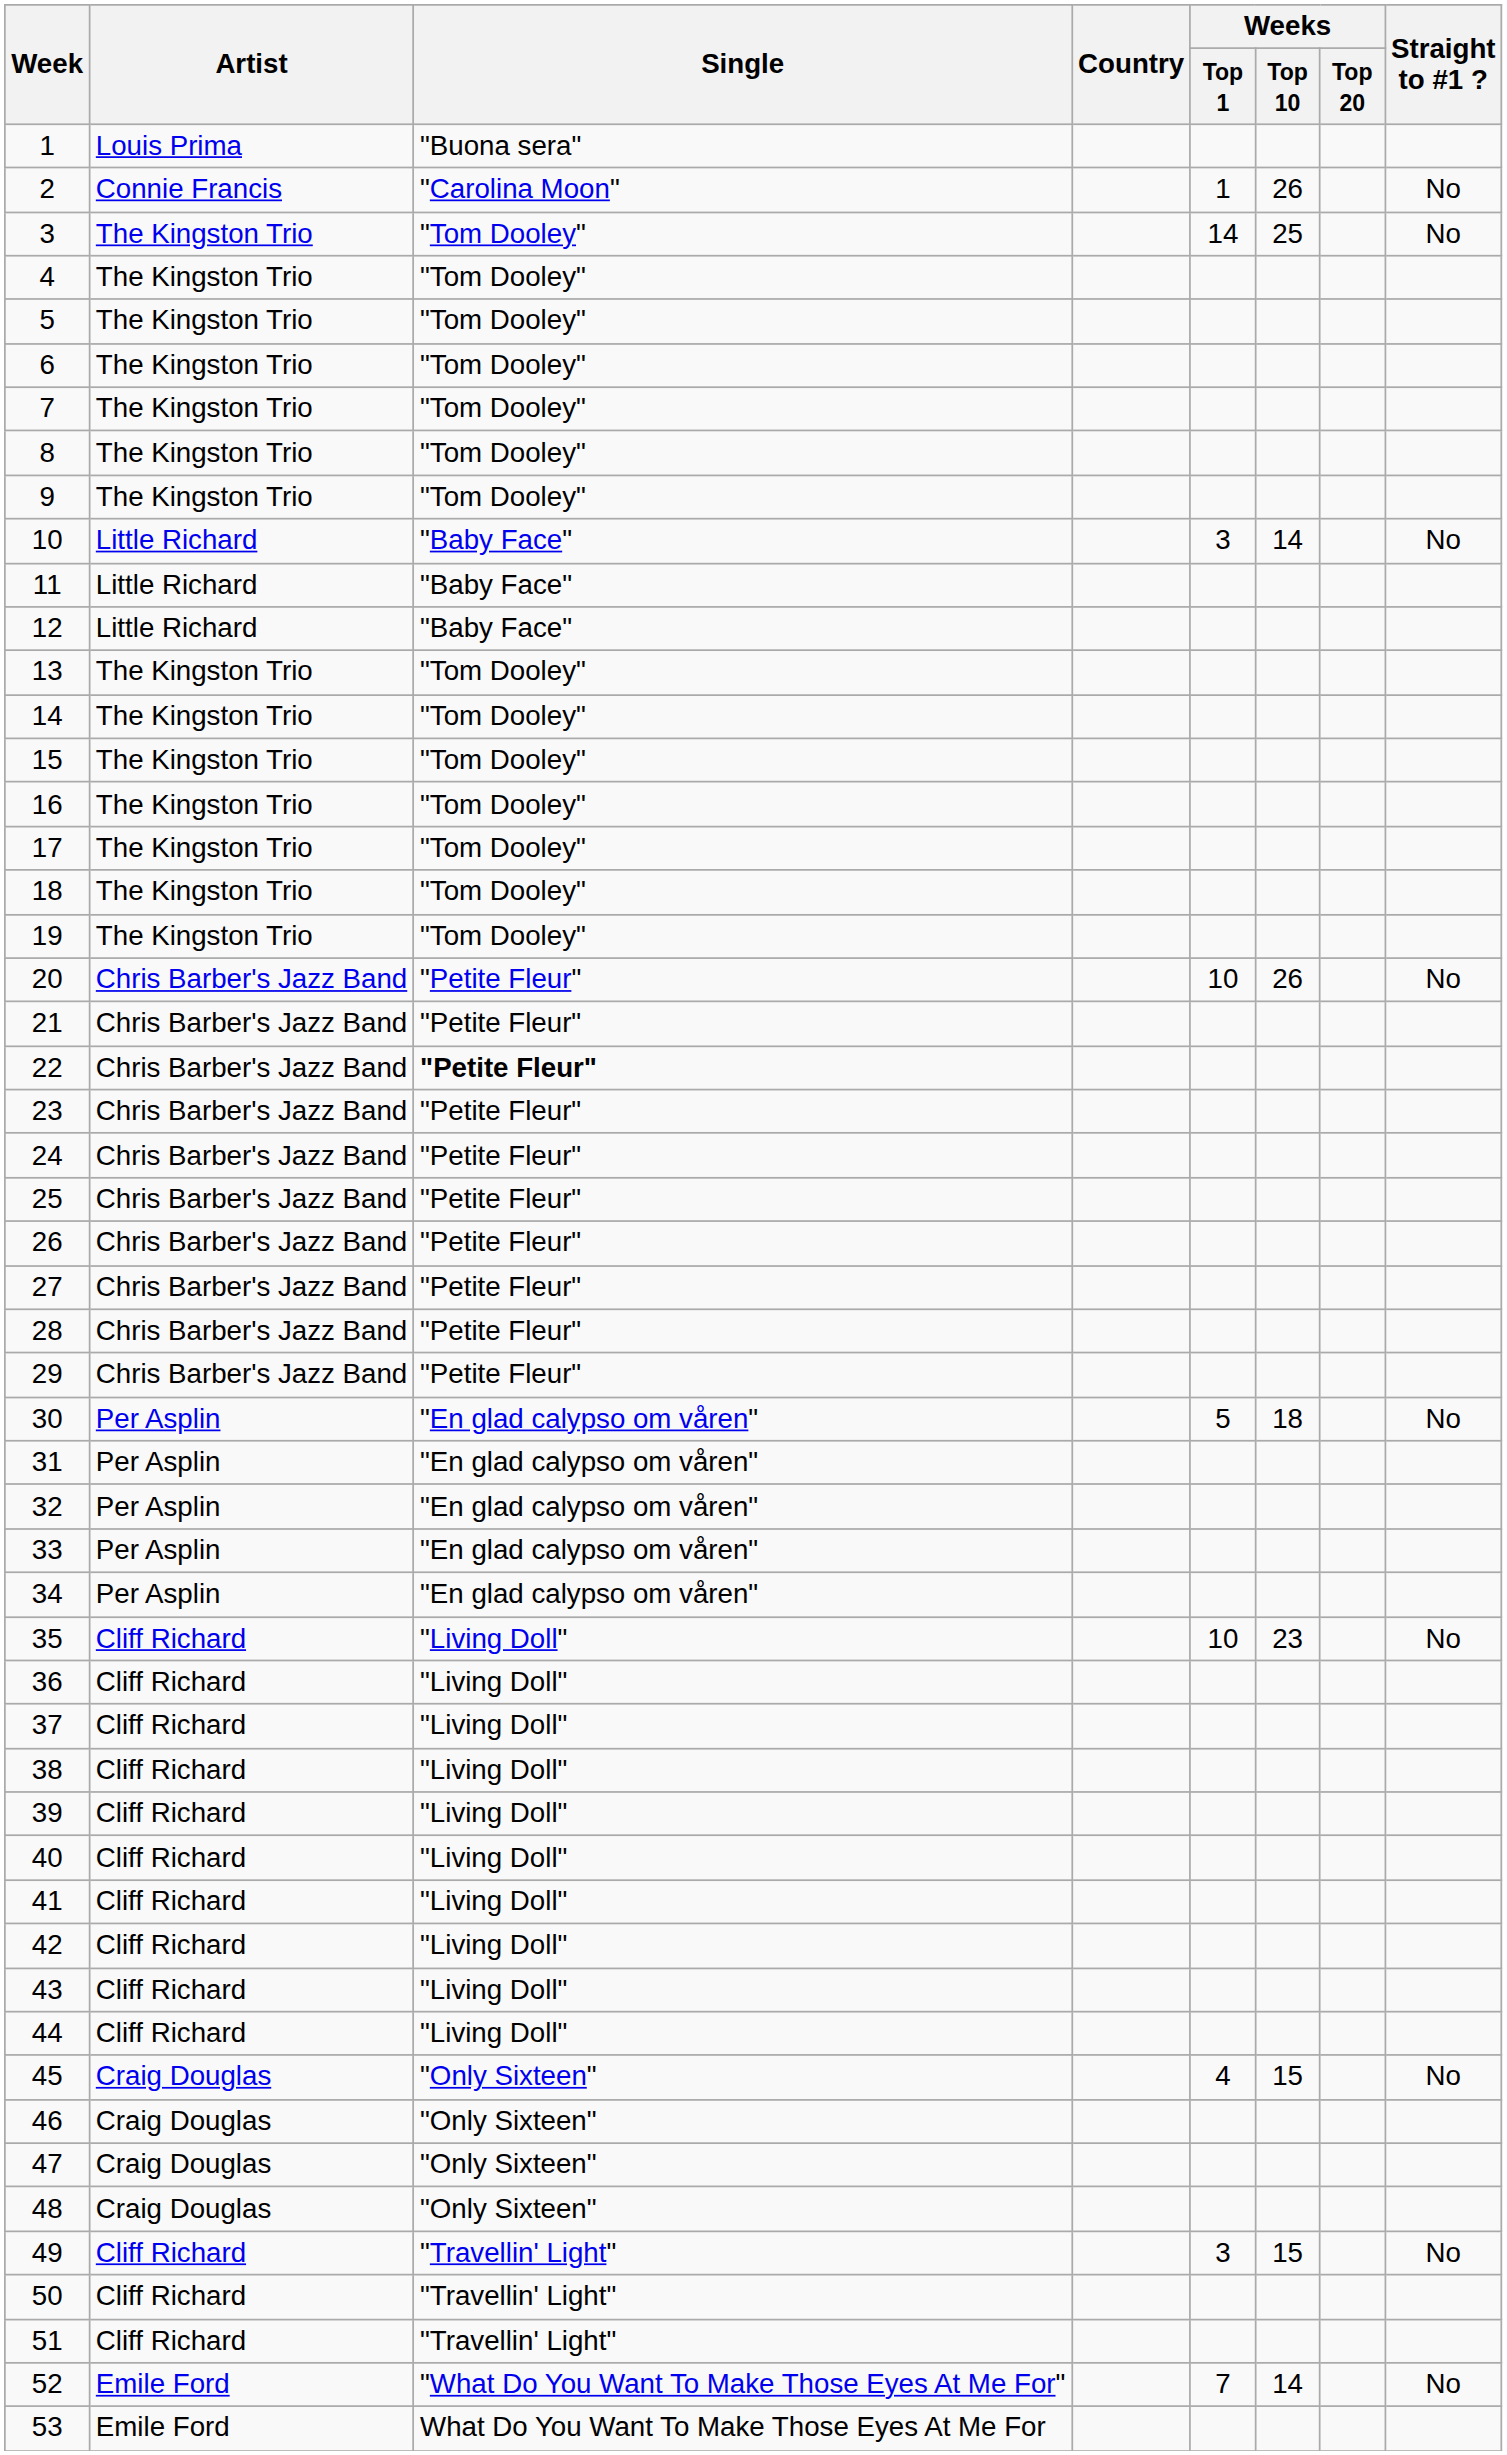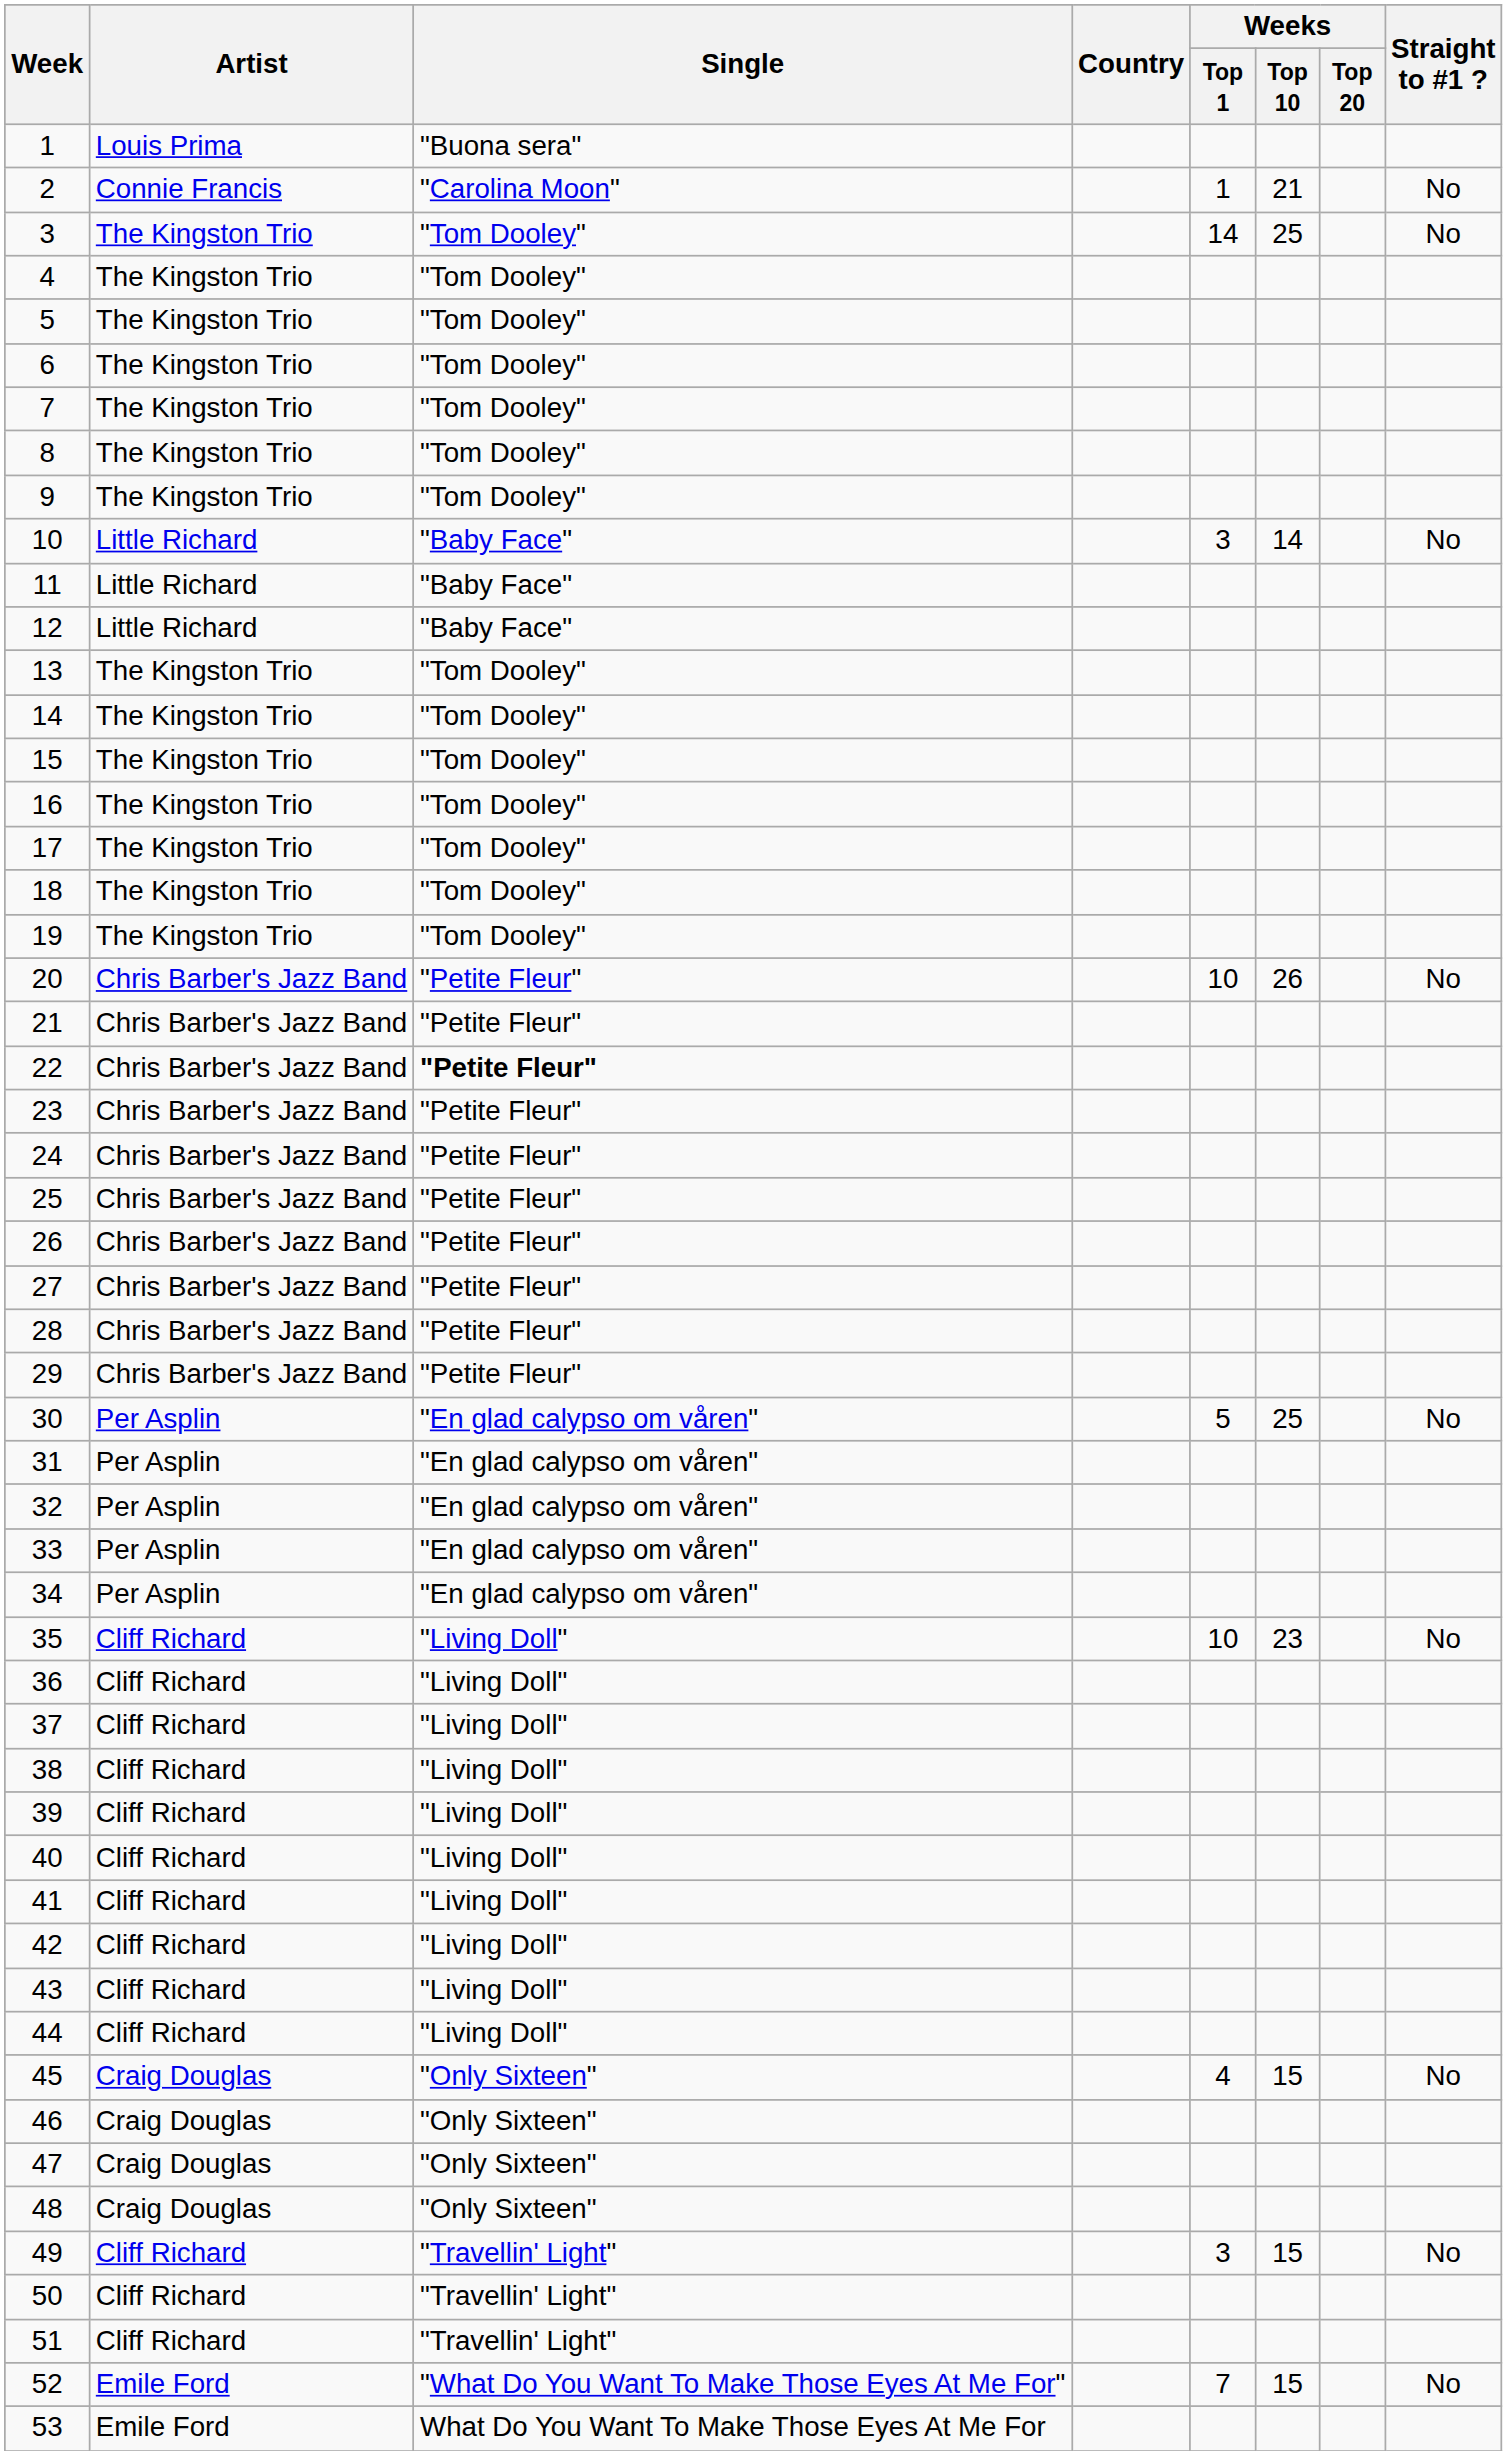(1288, 189) 26 -> (1288, 189) 21
(1288, 1418) 18 -> (1288, 1418) 25
(1288, 2384) 14 -> (1288, 2384) 15
